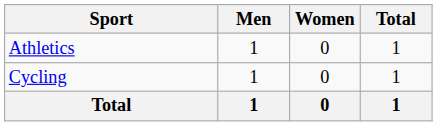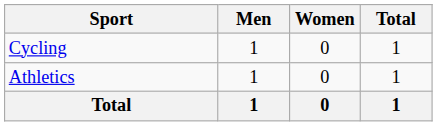rows swapped: (42, 47) <-> (38, 76)
